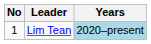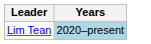- column: (14, 13)
